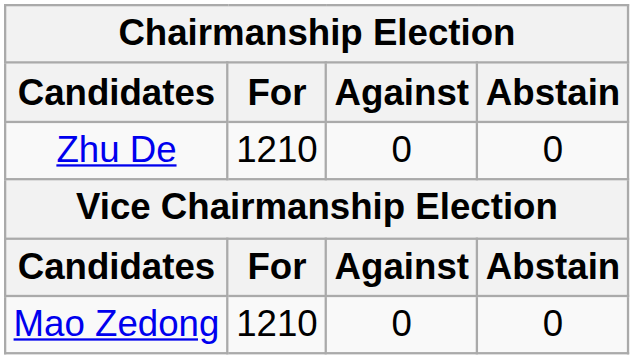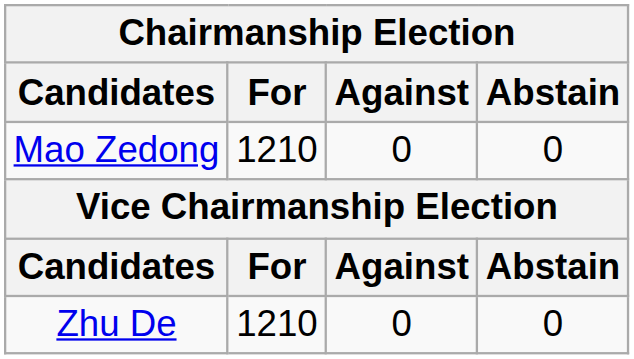rows swapped: (116, 324) <-> (116, 149)
